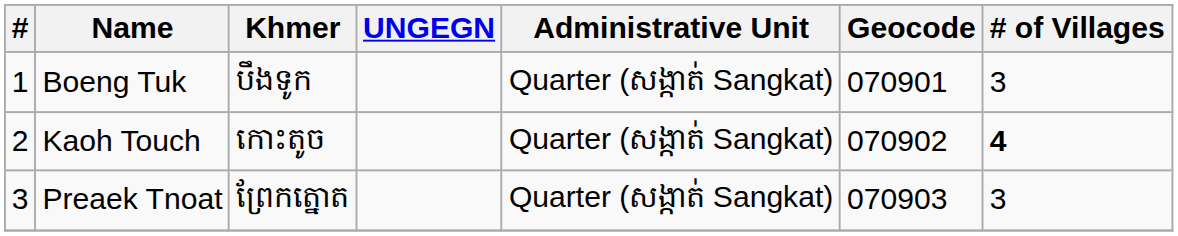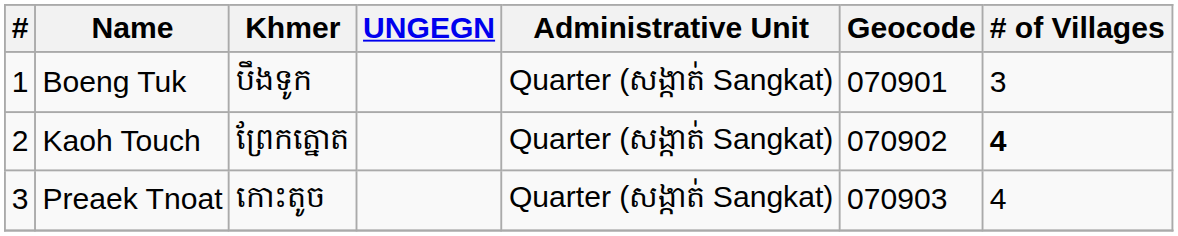(281, 138) កោះតូច -> (293, 138) ព្រែកត្នោត
(293, 197) ព្រែកត្នោត -> (281, 197) កោះតូច
(998, 199) 3 -> (998, 199) 4
